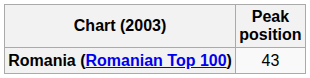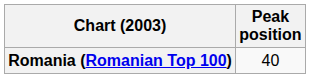(270, 60) 43 -> (270, 60) 40
